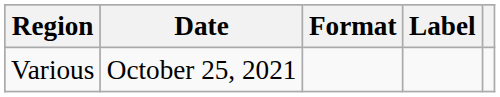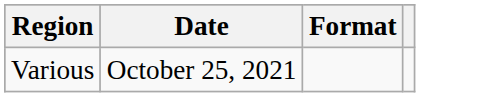- column: (442, 26)
